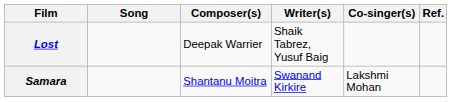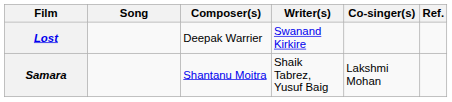(301, 44) Shaik Tabrez, Yusuf Baig -> (298, 37) Swanand Kirkire
(298, 81) Swanand Kirkire -> (301, 75) Shaik Tabrez, Yusuf Baig
